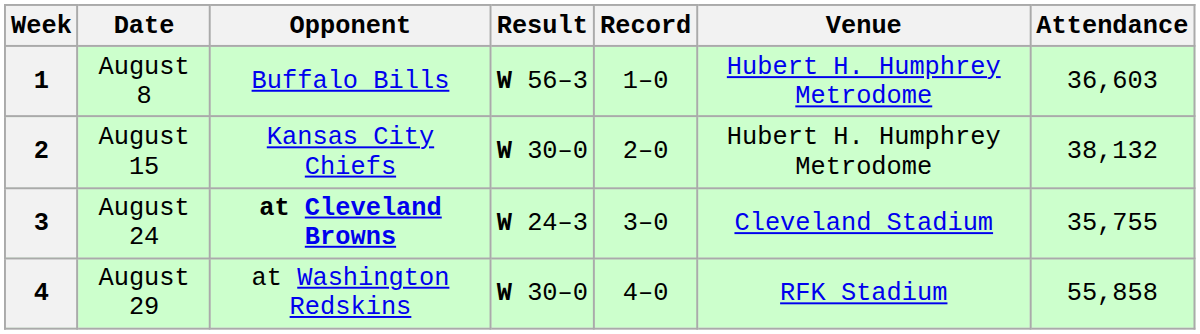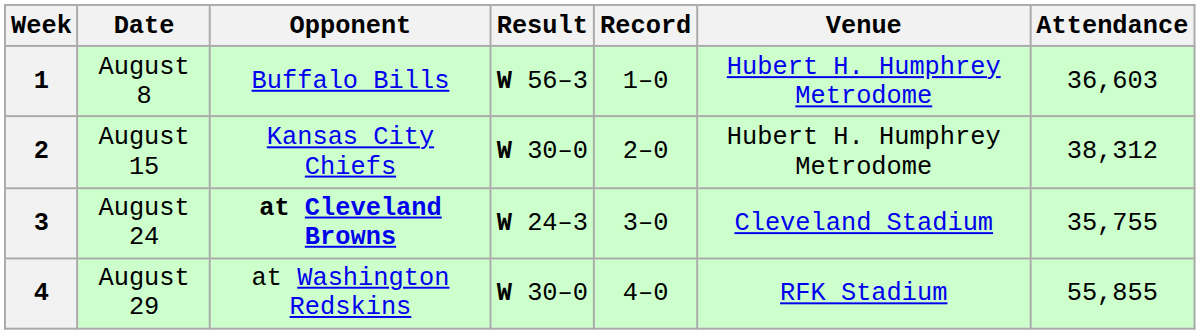(1112, 152) 38,132 -> (1112, 152) 38,312
(1112, 293) 55,858 -> (1112, 293) 55,855
